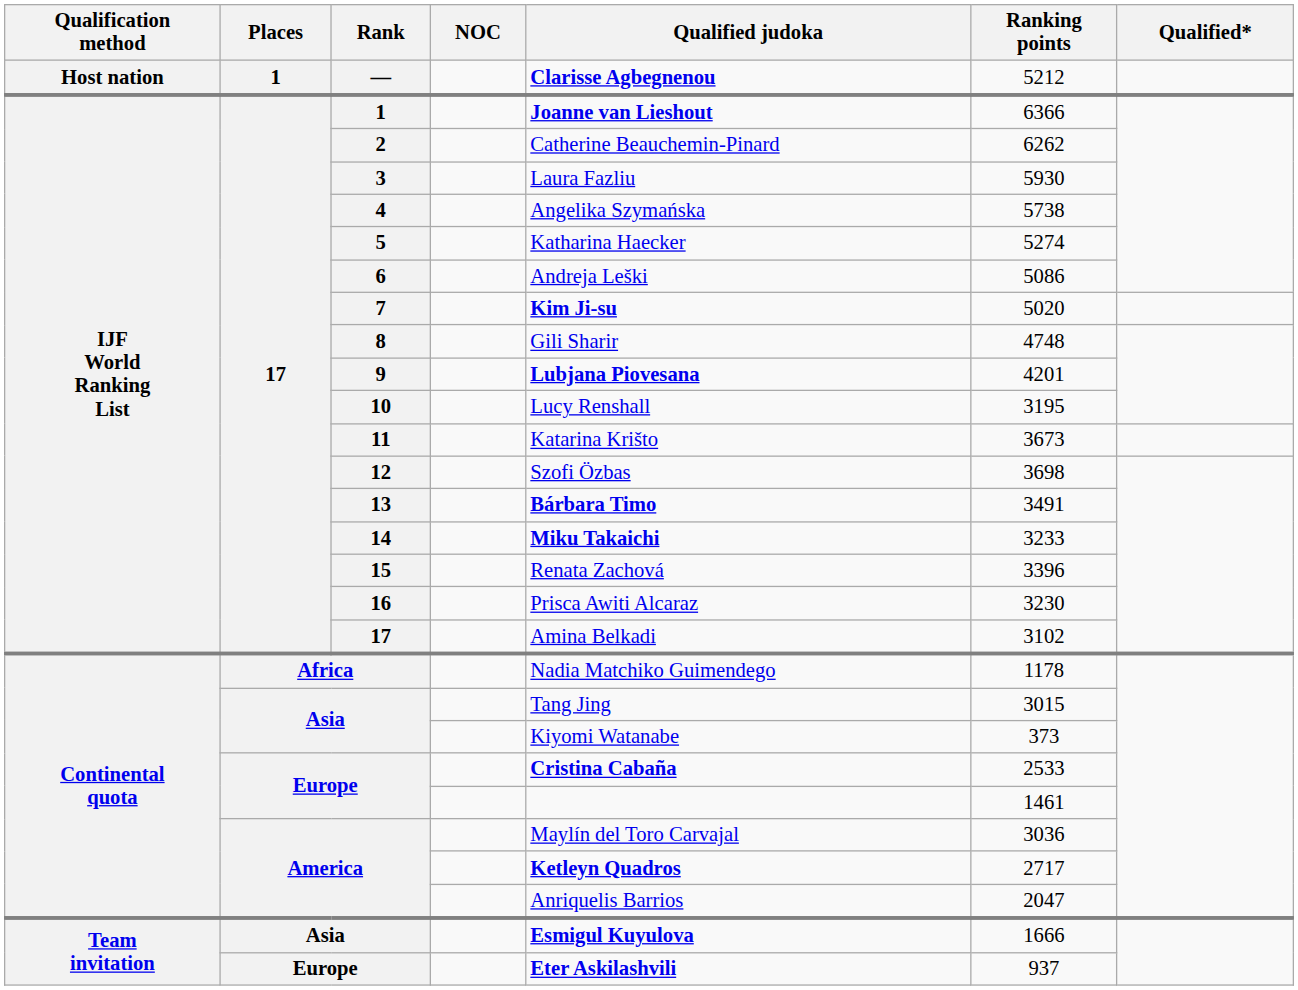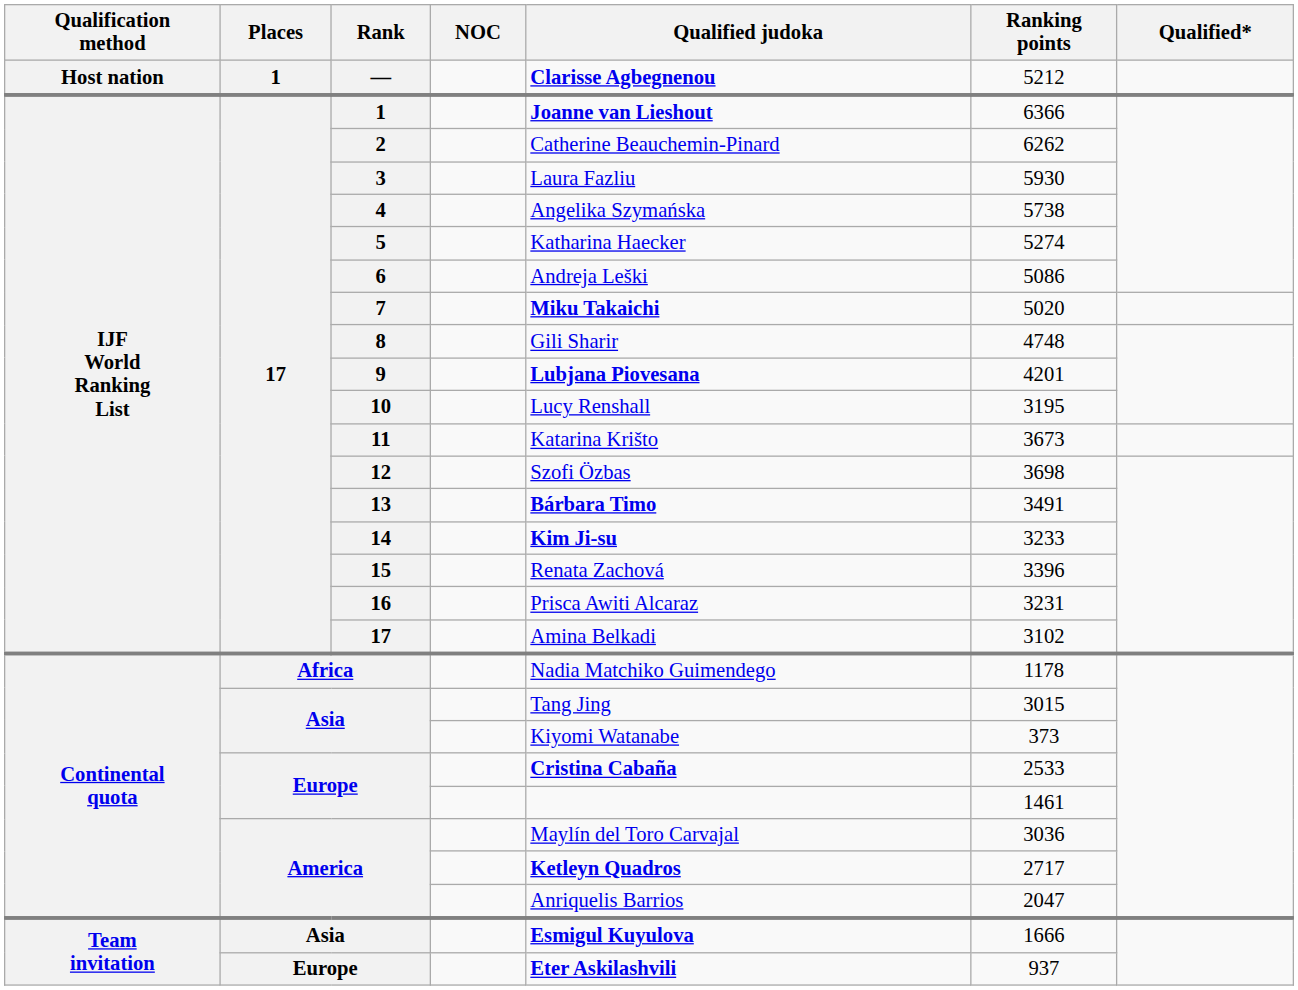(574, 308) Kim Ji-su -> (595, 308) Miku Takaichi
(595, 537) Miku Takaichi -> (574, 537) Kim Ji-su
(1044, 603) 3230 -> (1044, 603) 3231
